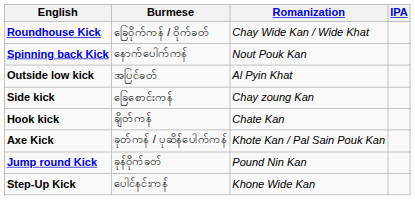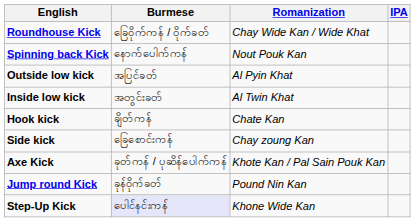+ row: (46, 97)
rows swapped: (33, 119) <-> (31, 97)
(141, 183) no background -> (141, 205) lavender background
